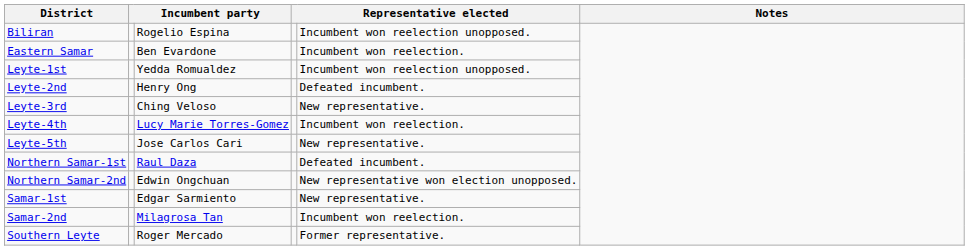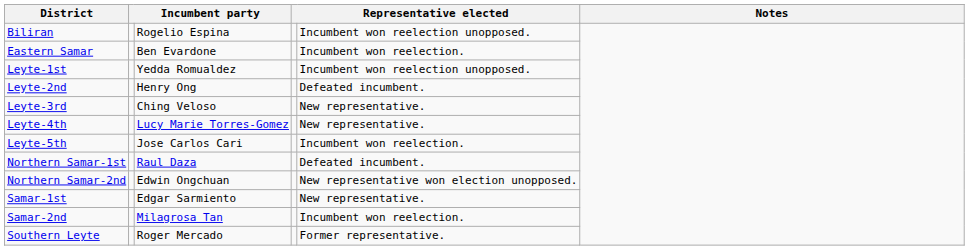(382, 124) Incumbent won reelection. -> (362, 124) New representative.
(362, 143) New representative. -> (382, 143) Incumbent won reelection.
